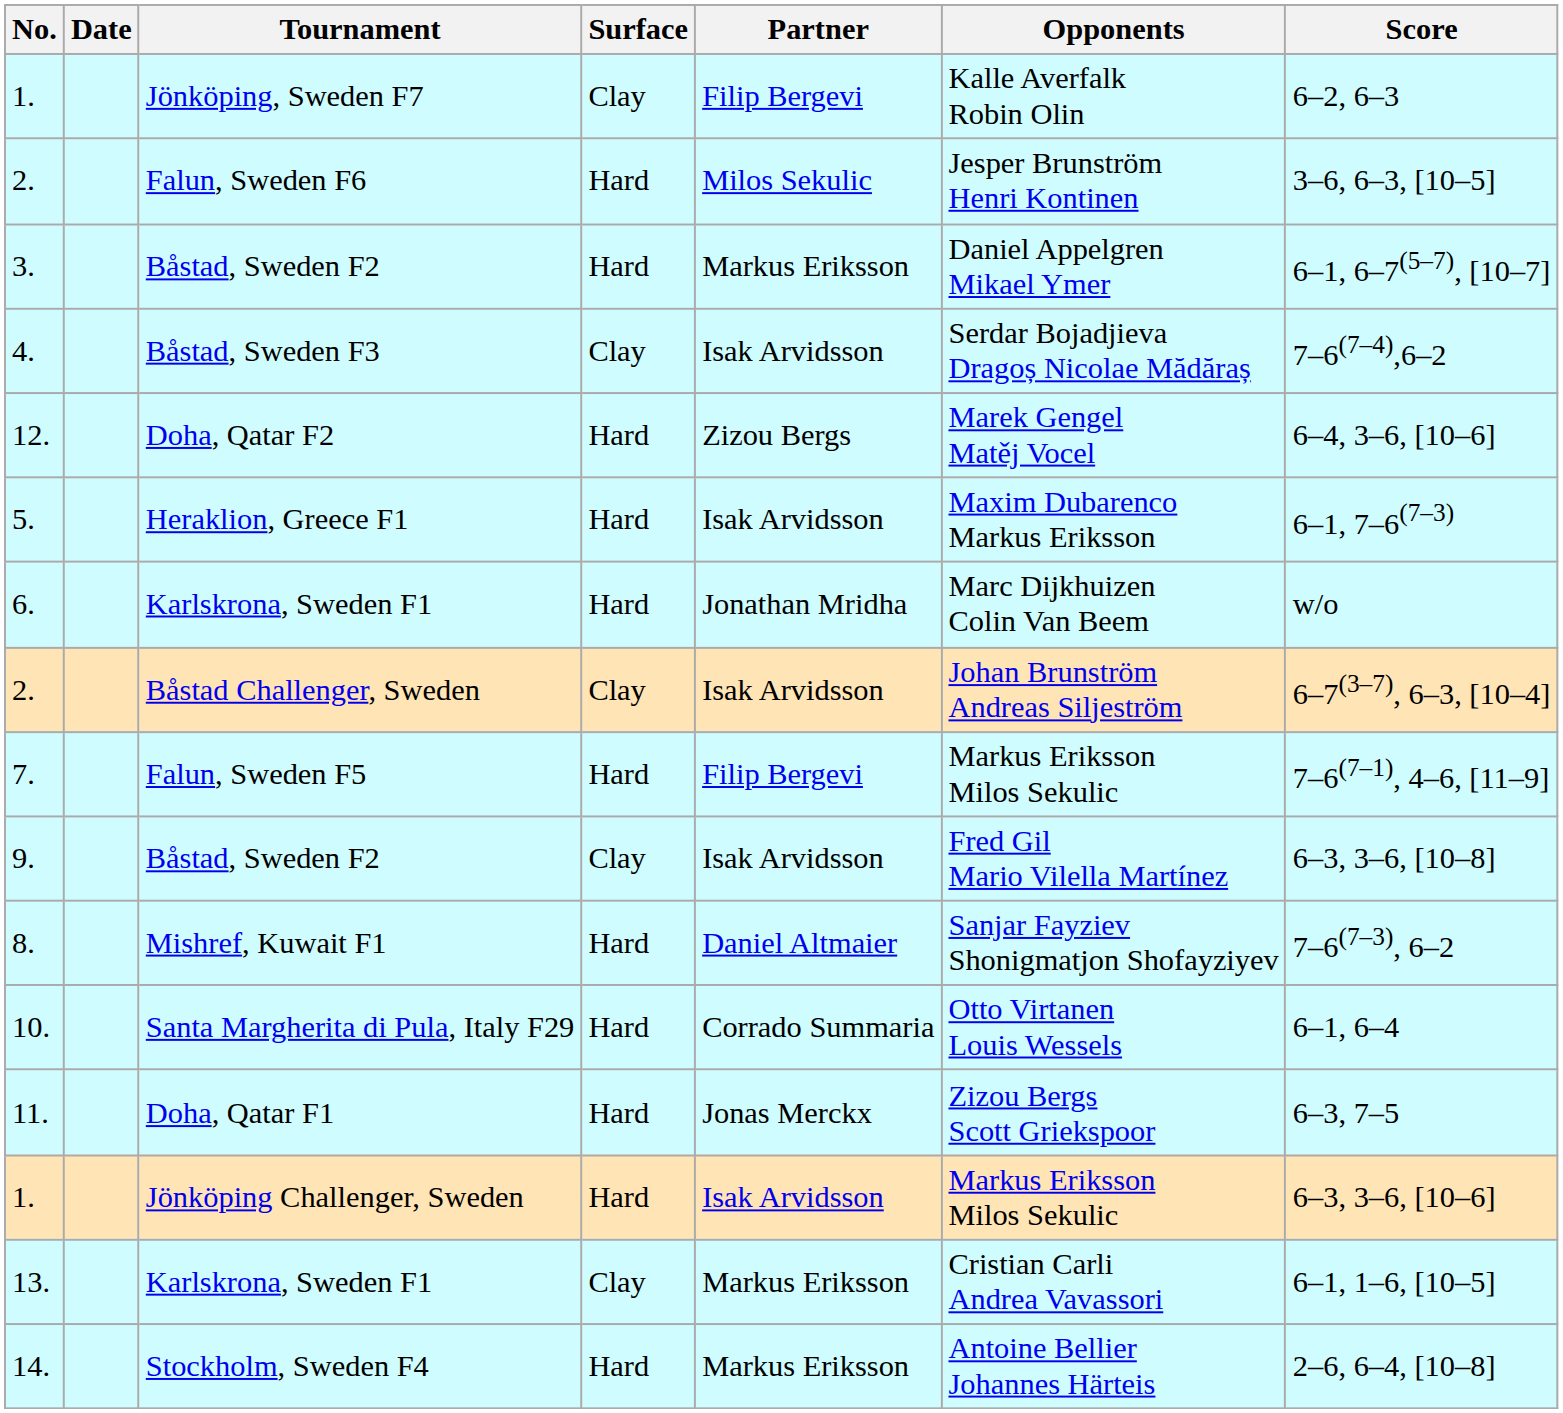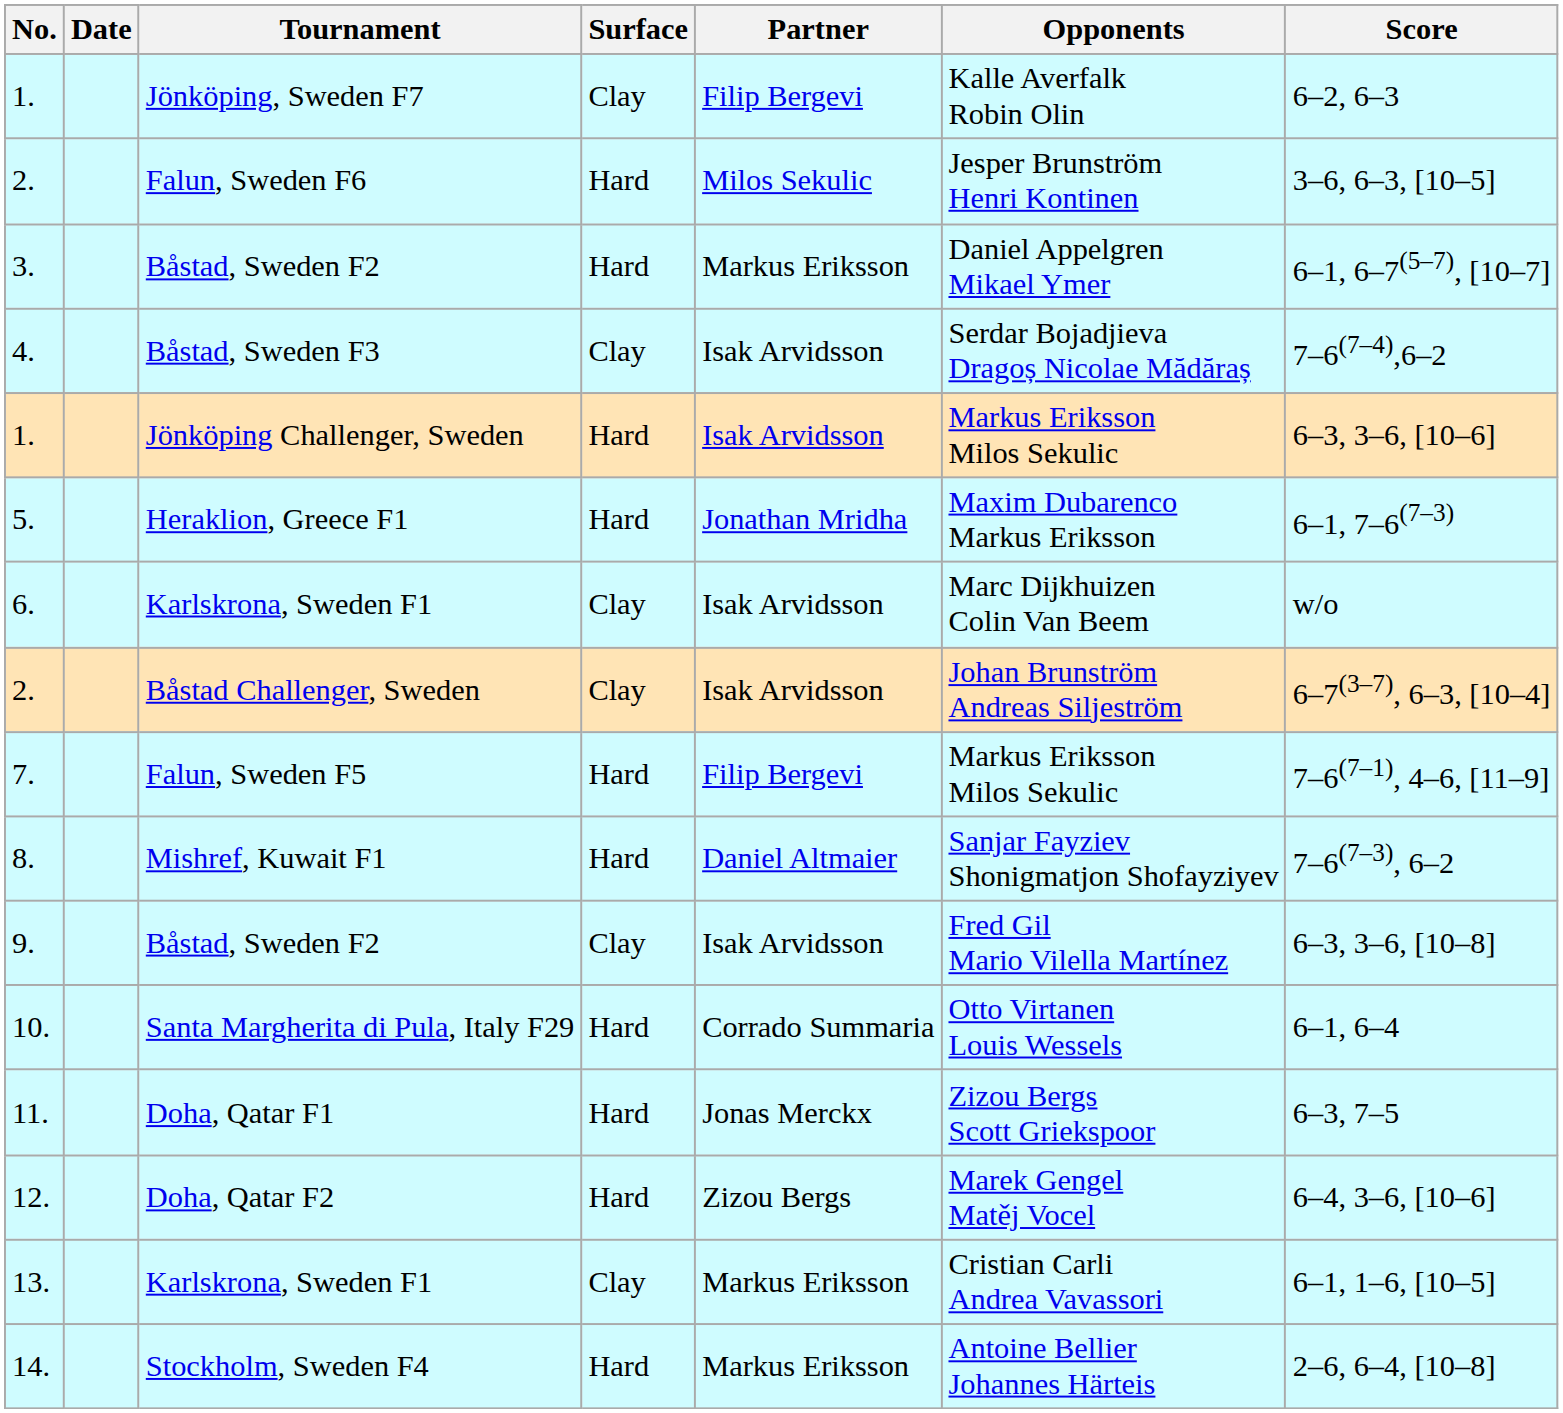rows swapped: (23, 1196) <-> (31, 434)
(793, 518) Isak Arvidsson -> (805, 518) Jonathan Mridha
(619, 603) Hard -> (617, 603) Clay
(805, 603) Jonathan Mridha -> (793, 603) Isak Arvidsson
rows swapped: (23, 942) <-> (23, 857)
